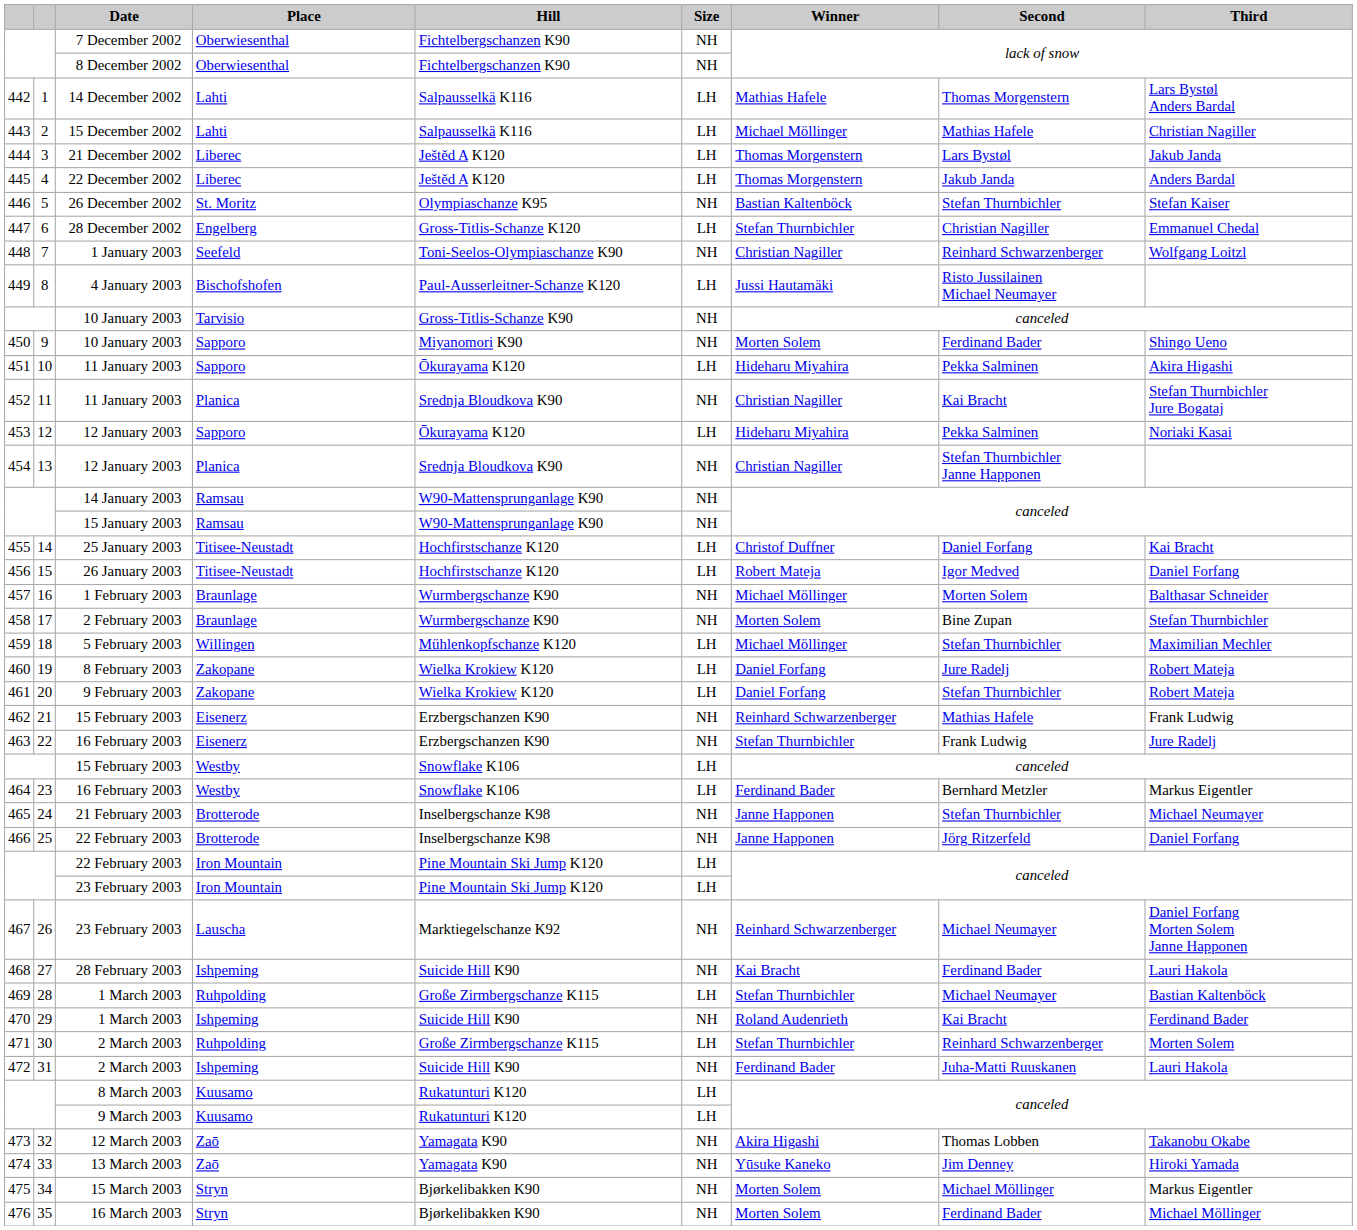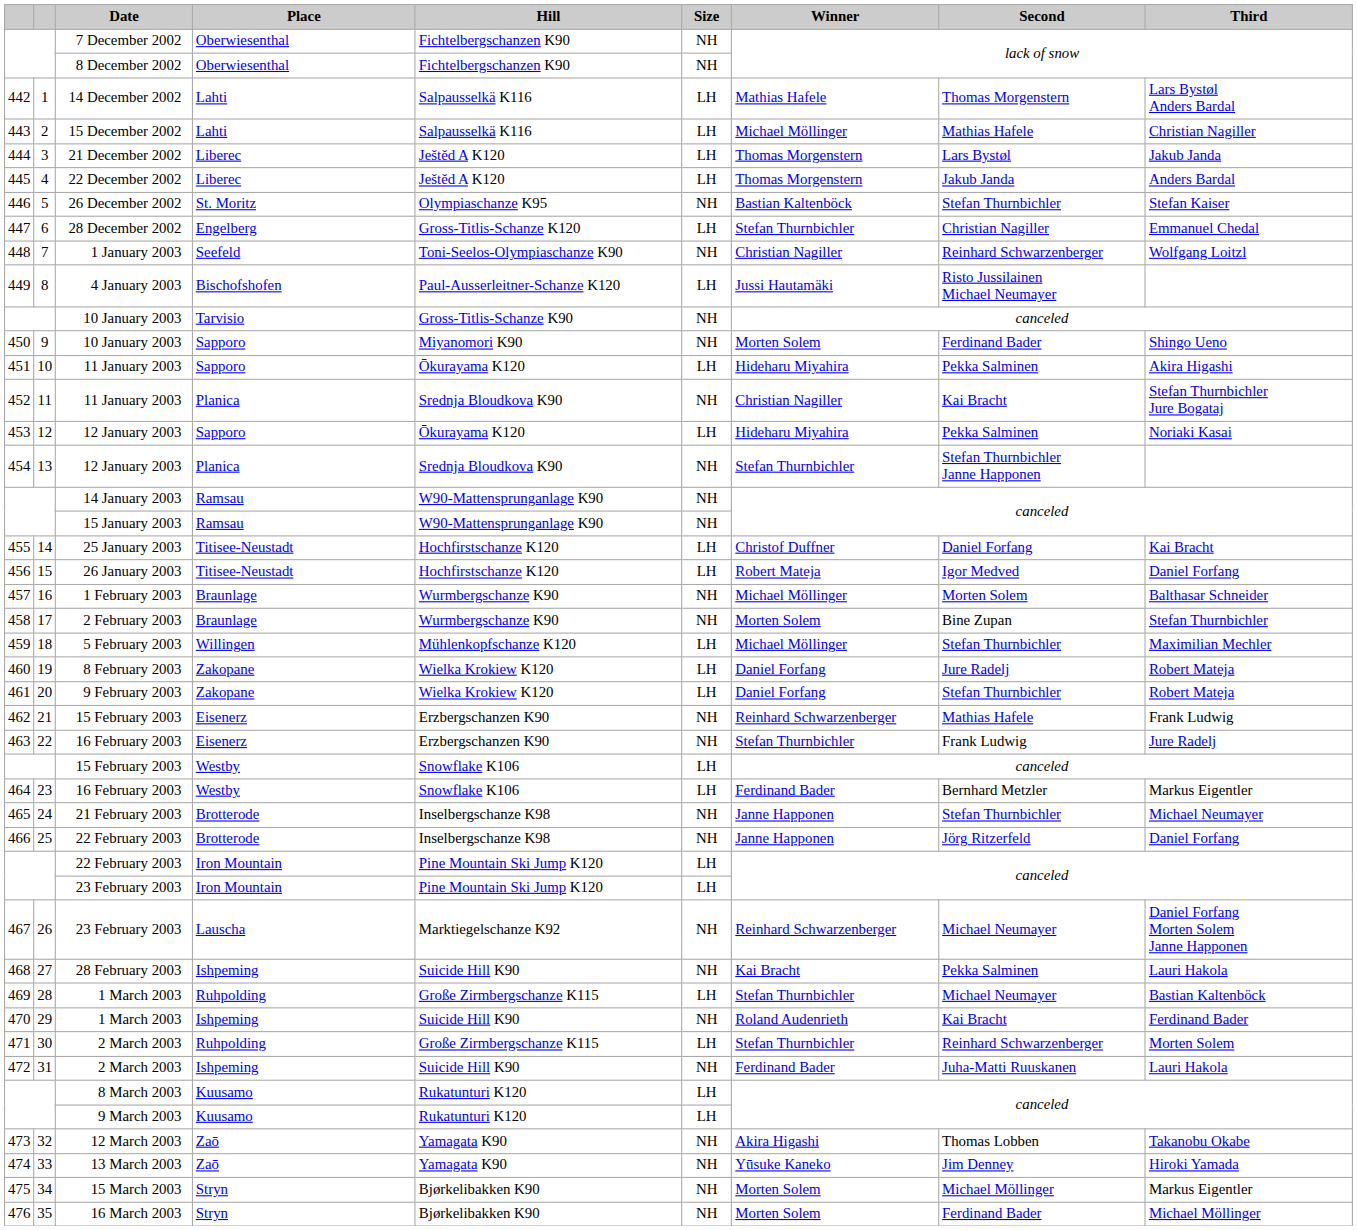(789, 465) Christian Nagiller -> (795, 465) Stefan Thurnbichler
(992, 970) Ferdinand Bader -> (990, 970) Pekka Salminen
